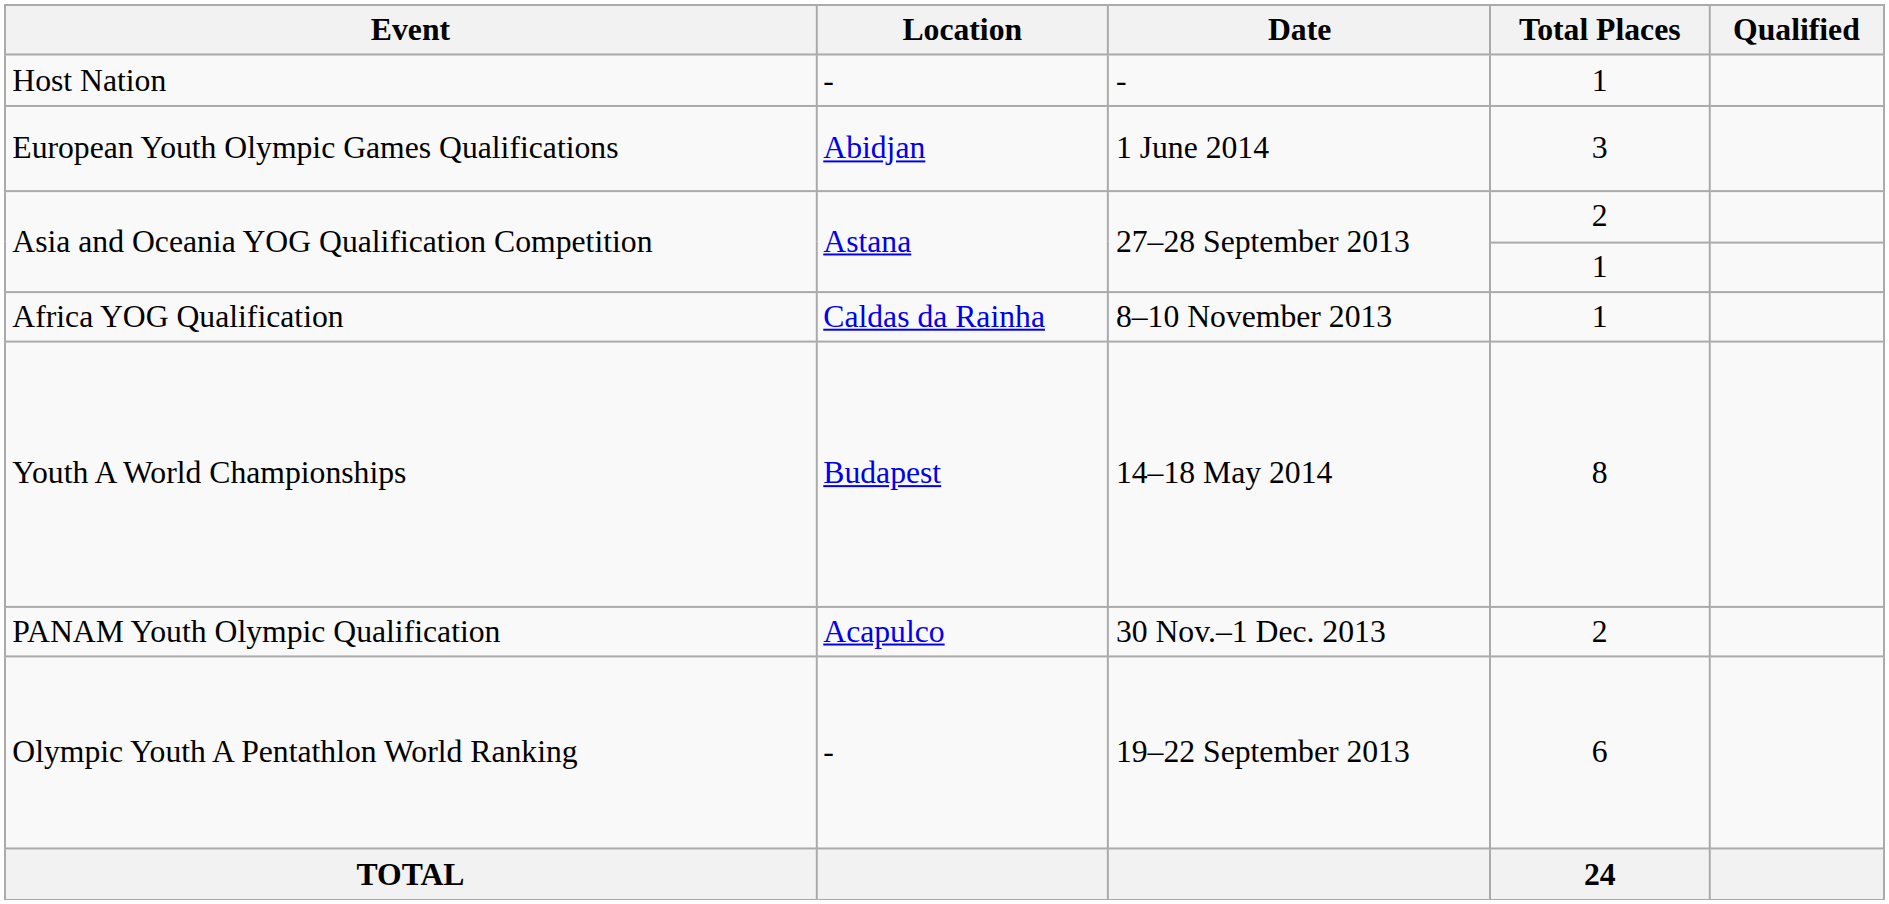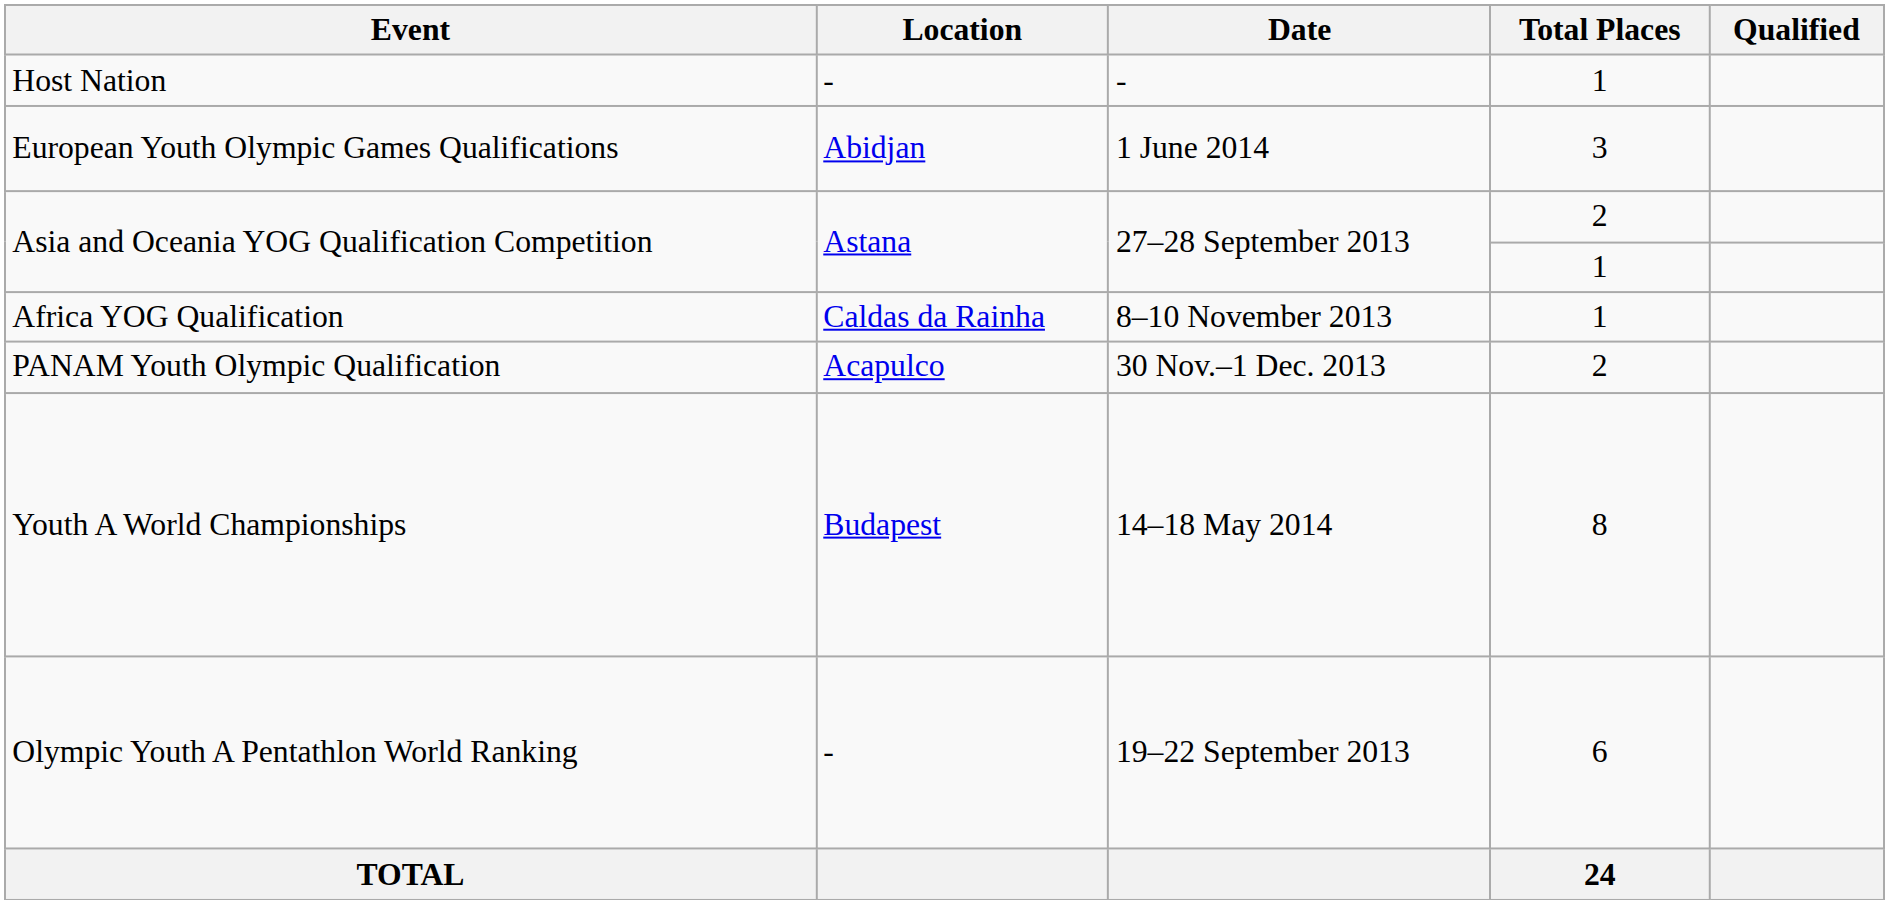rows swapped: (256, 630) <-> (209, 473)
